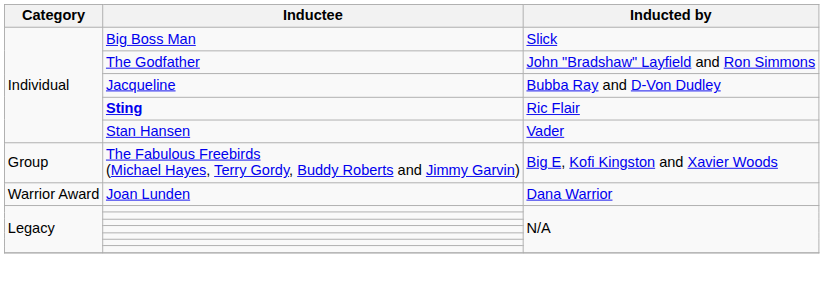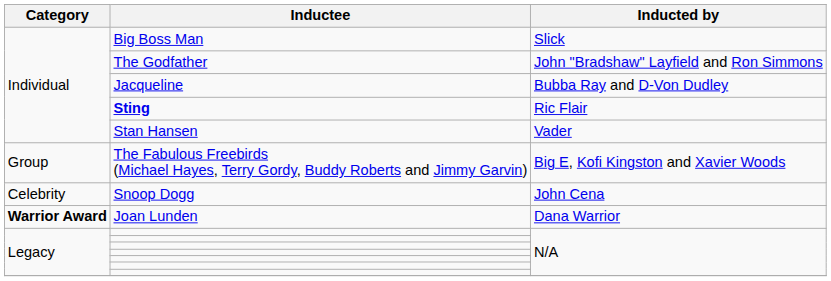+ row: (154, 194)
(54, 194) normal -> (57, 217) bold
